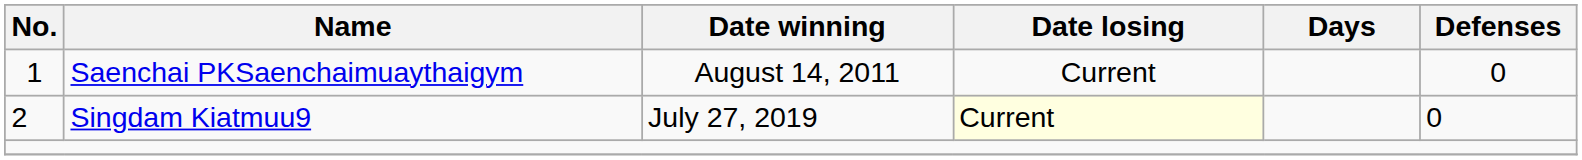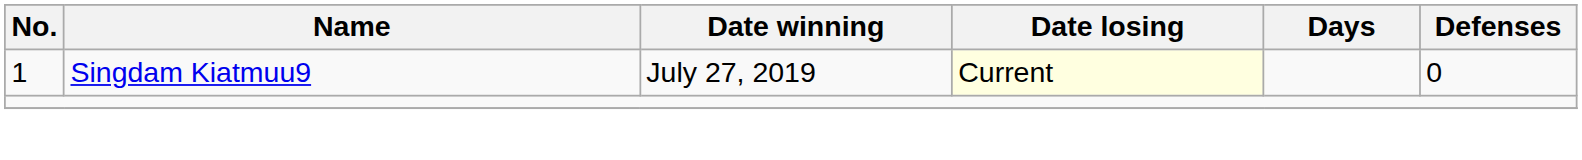- row: (297, 72)
(19, 117) 2 -> (19, 72) 1
